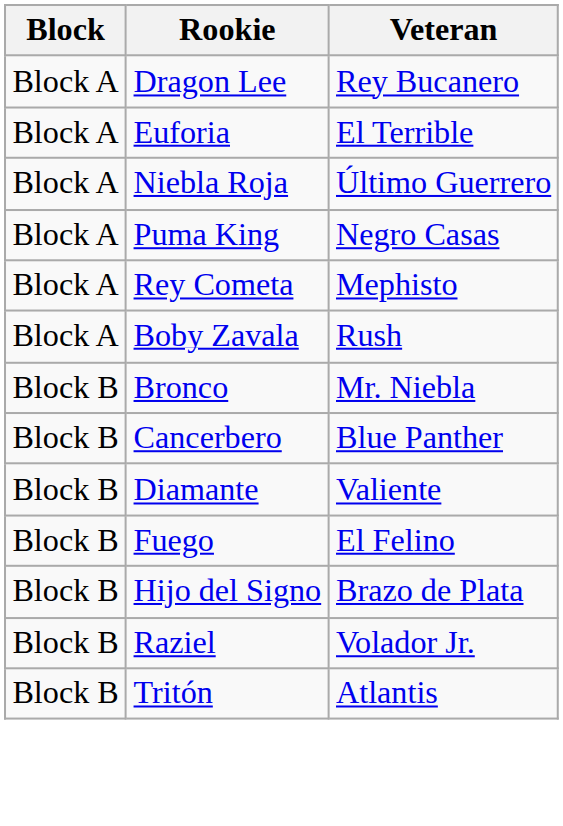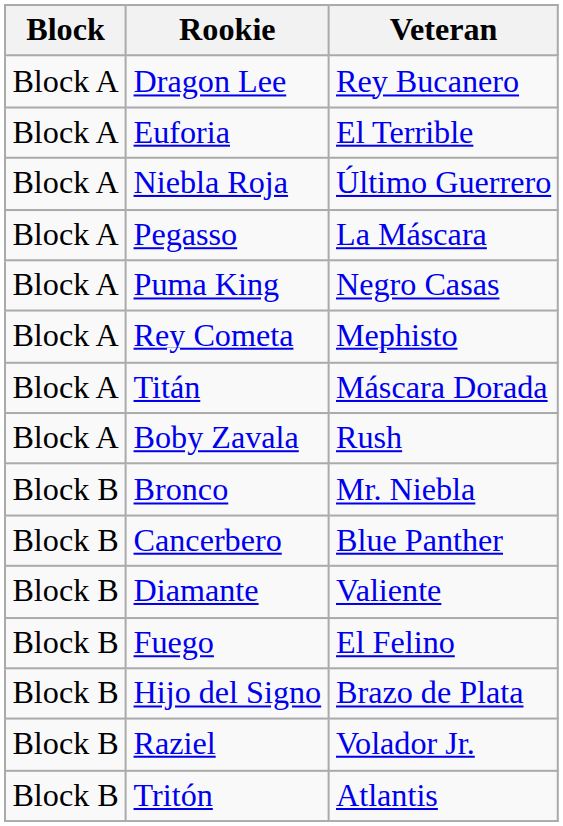+ row: (185, 234)
+ row: (167, 387)
